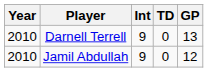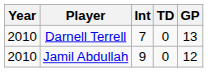(142, 36) 9 -> (142, 36) 7
